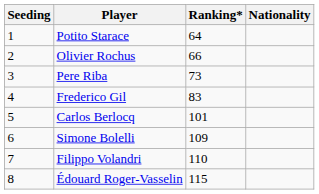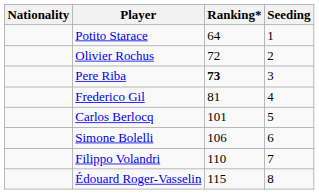columns swapped: (280, 14) <-> (29, 14)
(195, 55) 66 -> (214, 55) 72
(195, 76) normal -> (214, 76) bold
(195, 96) 83 -> (214, 96) 81
(198, 138) 109 -> (217, 138) 106
